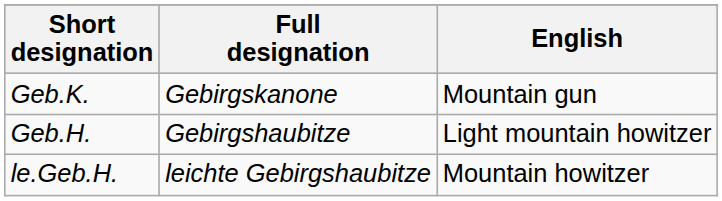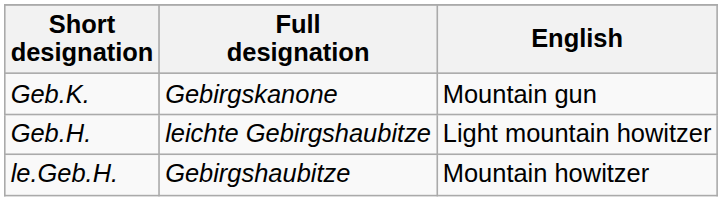(258, 133) Gebirgshaubitze -> (298, 133) leichte Gebirgshaubitze
(298, 174) leichte Gebirgshaubitze -> (258, 174) Gebirgshaubitze
